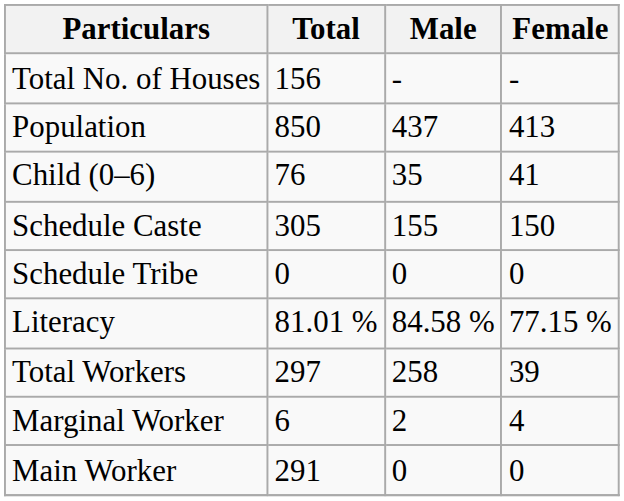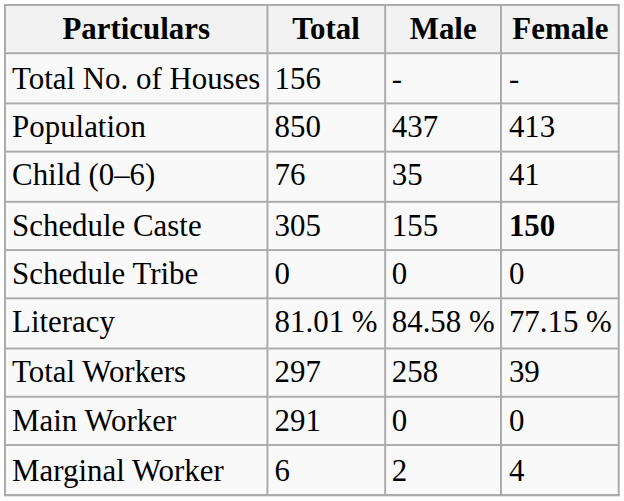(532, 224) normal -> (532, 224) bold
rows swapped: (94, 469) <-> (118, 420)
